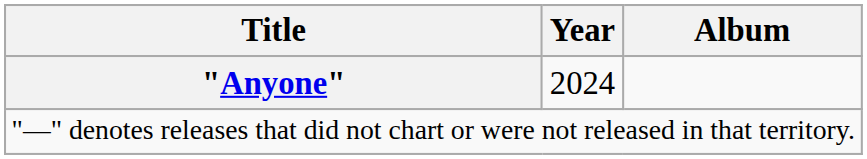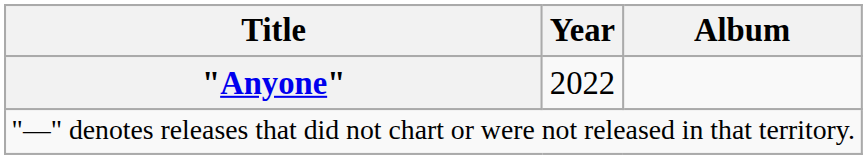(582, 82) 2024 -> (582, 82) 2022
